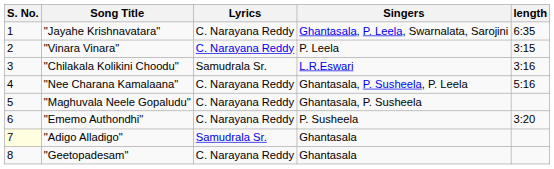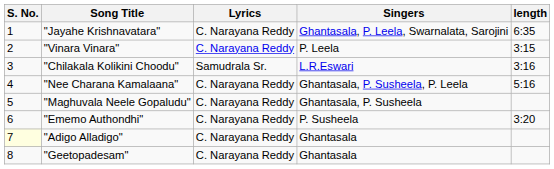(231, 137) Samudrala Sr. -> (245, 137) C. Narayana Reddy
